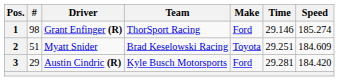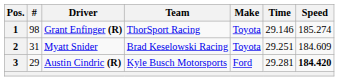(242, 29) Ford -> (247, 29) Toyota
(34, 46) 51 -> (34, 46) 31
(315, 63) normal -> (315, 63) bold
